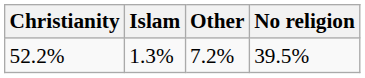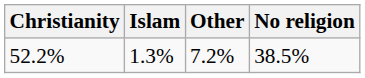(282, 55) 39.5% -> (282, 55) 38.5%
